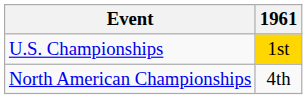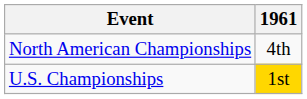rows swapped: (130, 78) <-> (86, 49)
